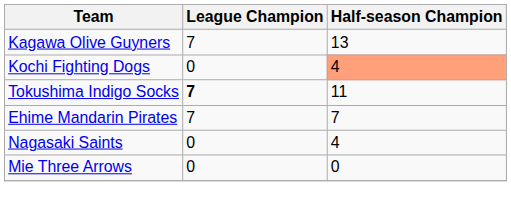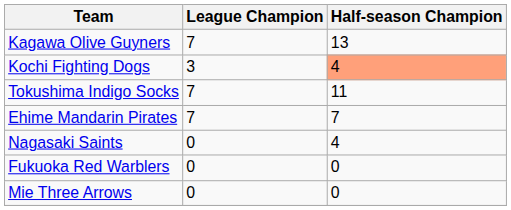(191, 67) 0 -> (191, 67) 3
(191, 92) bold -> (191, 92) normal
+ row: (89, 167)
